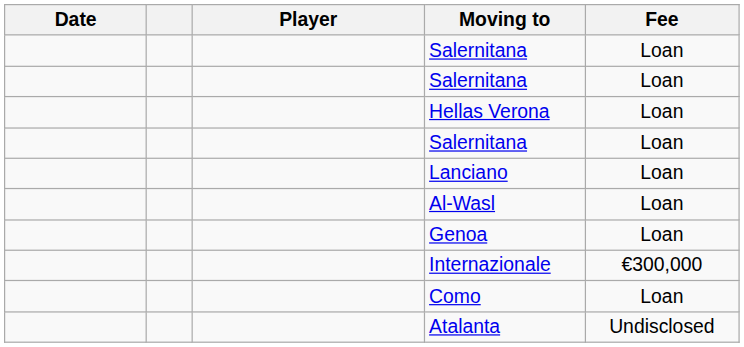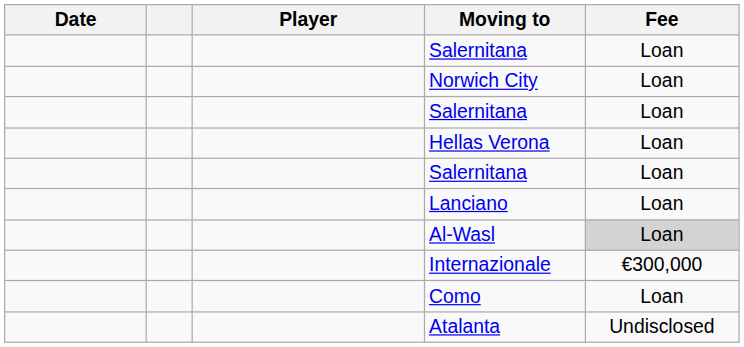+ row: (76, 81)
(662, 204) no background -> (662, 234) lightgrey background
- row: (76, 235)
